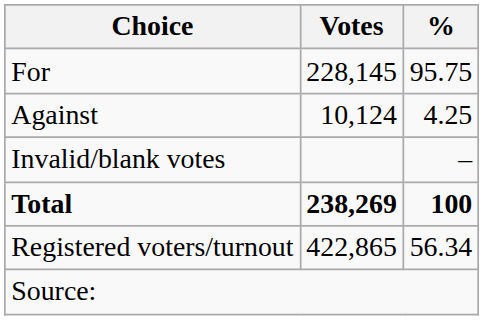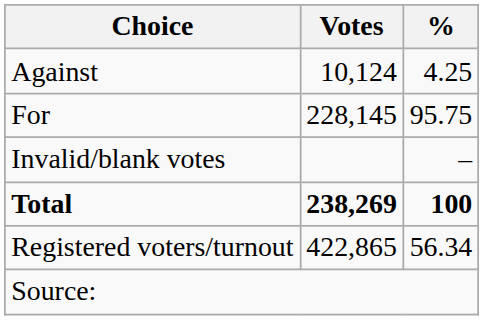rows swapped: (31, 70) <-> (55, 114)
